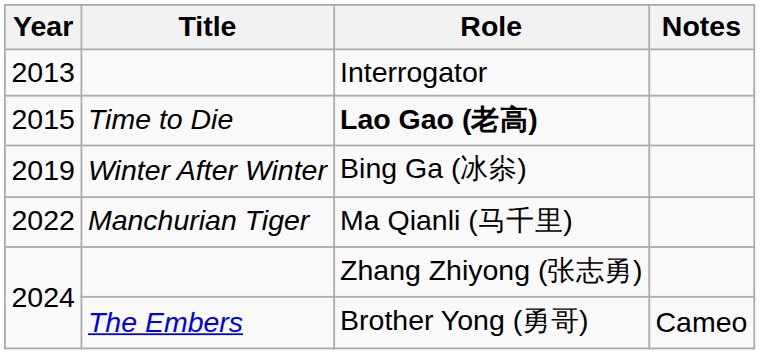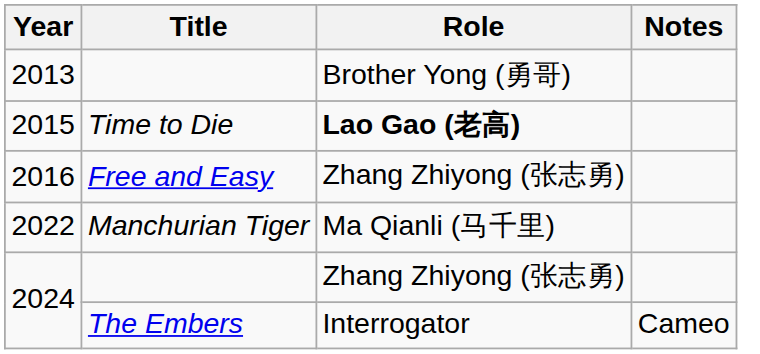(414, 72) Interrogator -> (447, 74) Brother Yong (勇哥)
+ row: (43, 175)
- row: (43, 170)
(464, 321) Brother Yong (勇哥) -> (396, 324) Interrogator
